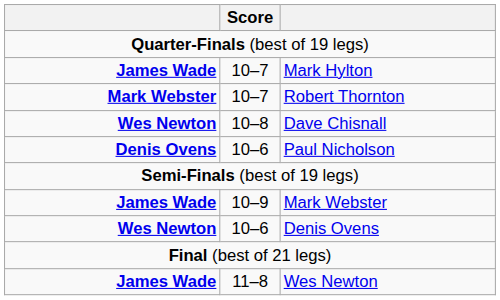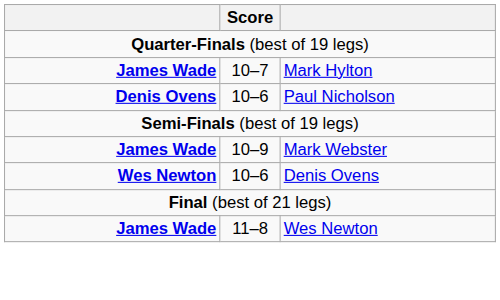- row: (344, 96)
- row: (335, 123)
